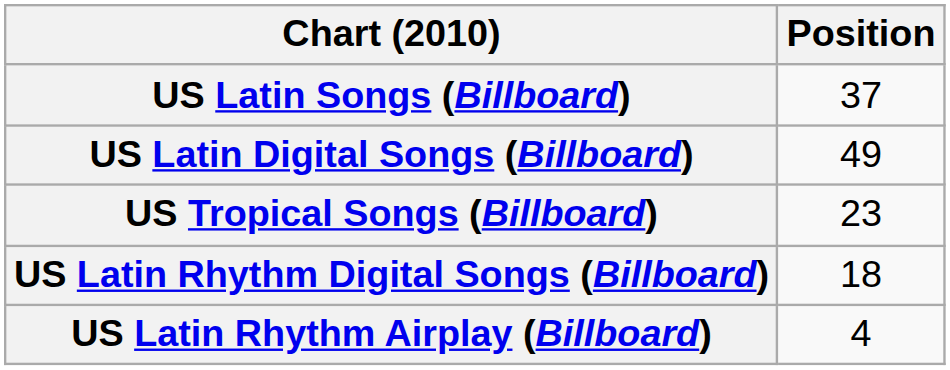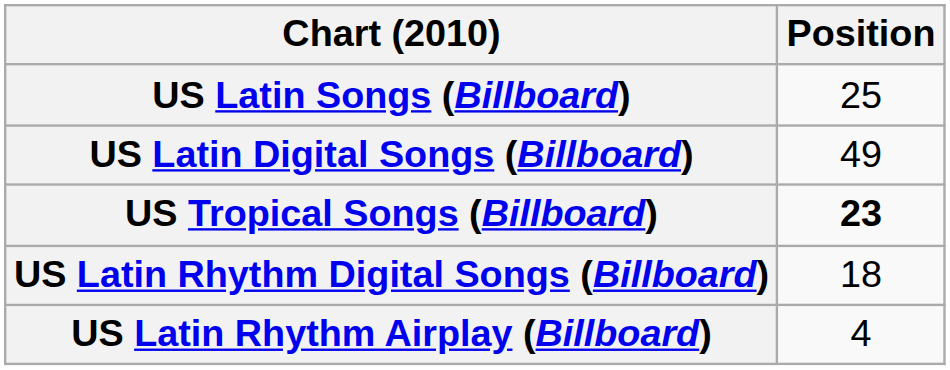(861, 94) 37 -> (861, 94) 25
(861, 214) normal -> (861, 214) bold
